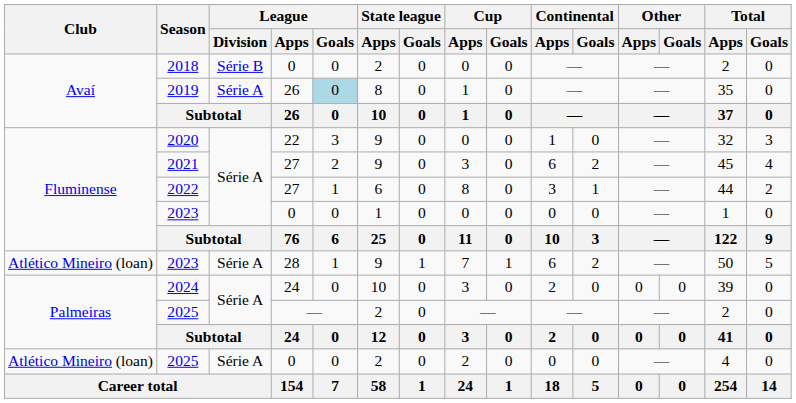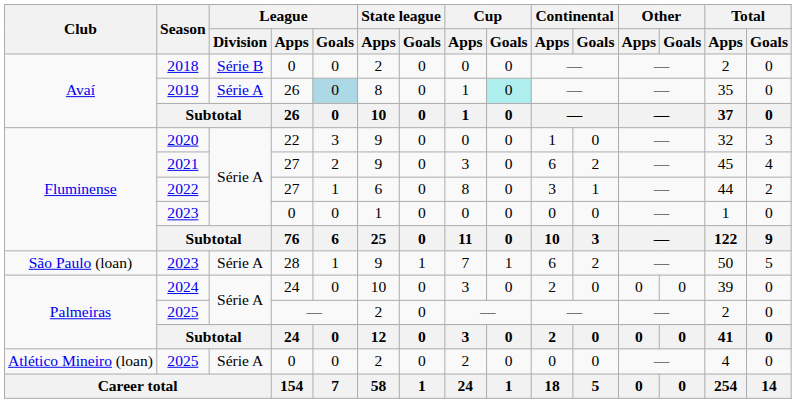(509, 90) no background -> (509, 90) paleturquoise background
(80, 262) Atlético Mineiro (loan) -> (80, 262) São Paulo (loan)
